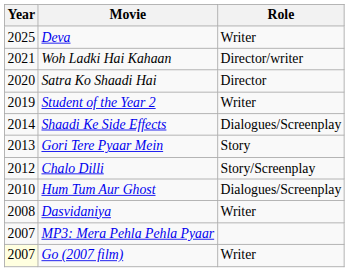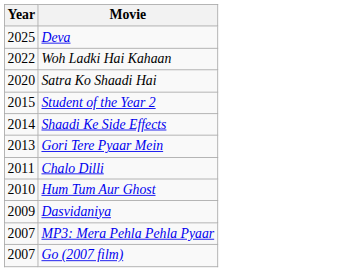- column: (281, 15)
(21, 59) 2021 -> (21, 59) 2022
(21, 102) 2019 -> (21, 102) 2015
(21, 168) 2012 -> (21, 168) 2011
(21, 211) 2008 -> (21, 211) 2009
(21, 255) lightyellow background -> (21, 255) no background
